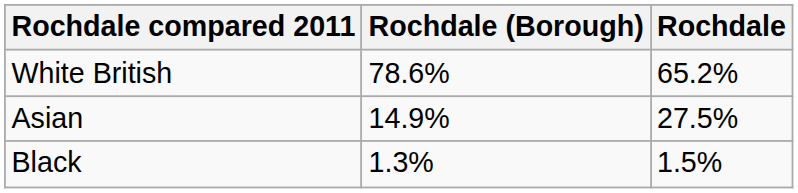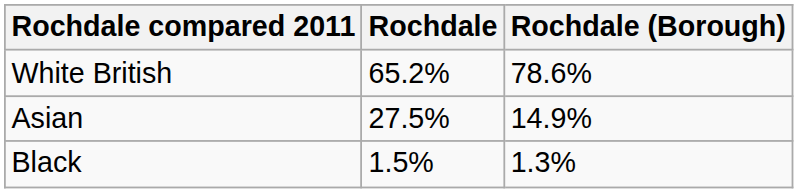columns swapped: (721, 27) <-> (506, 27)
